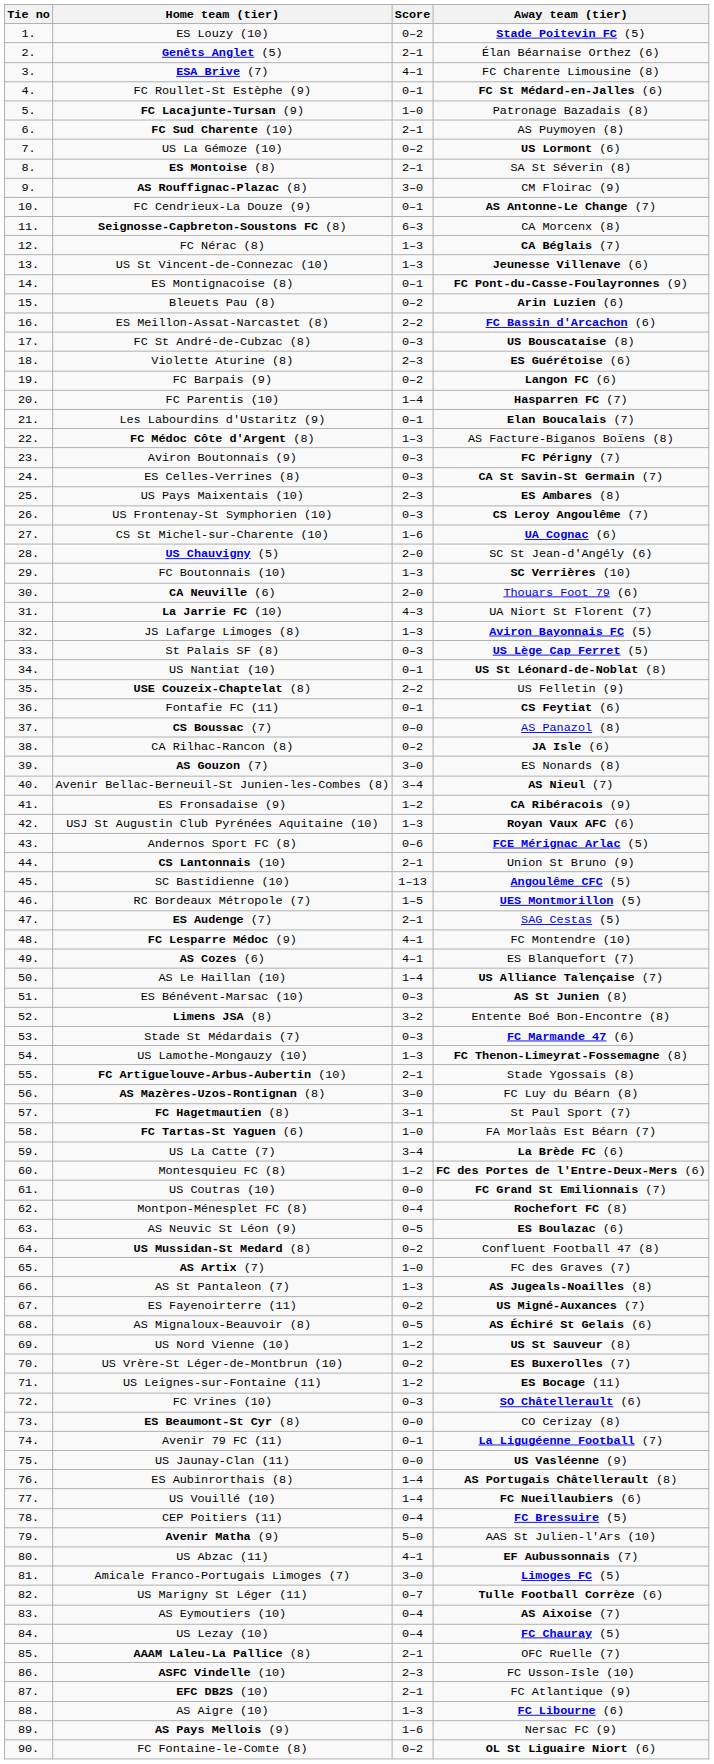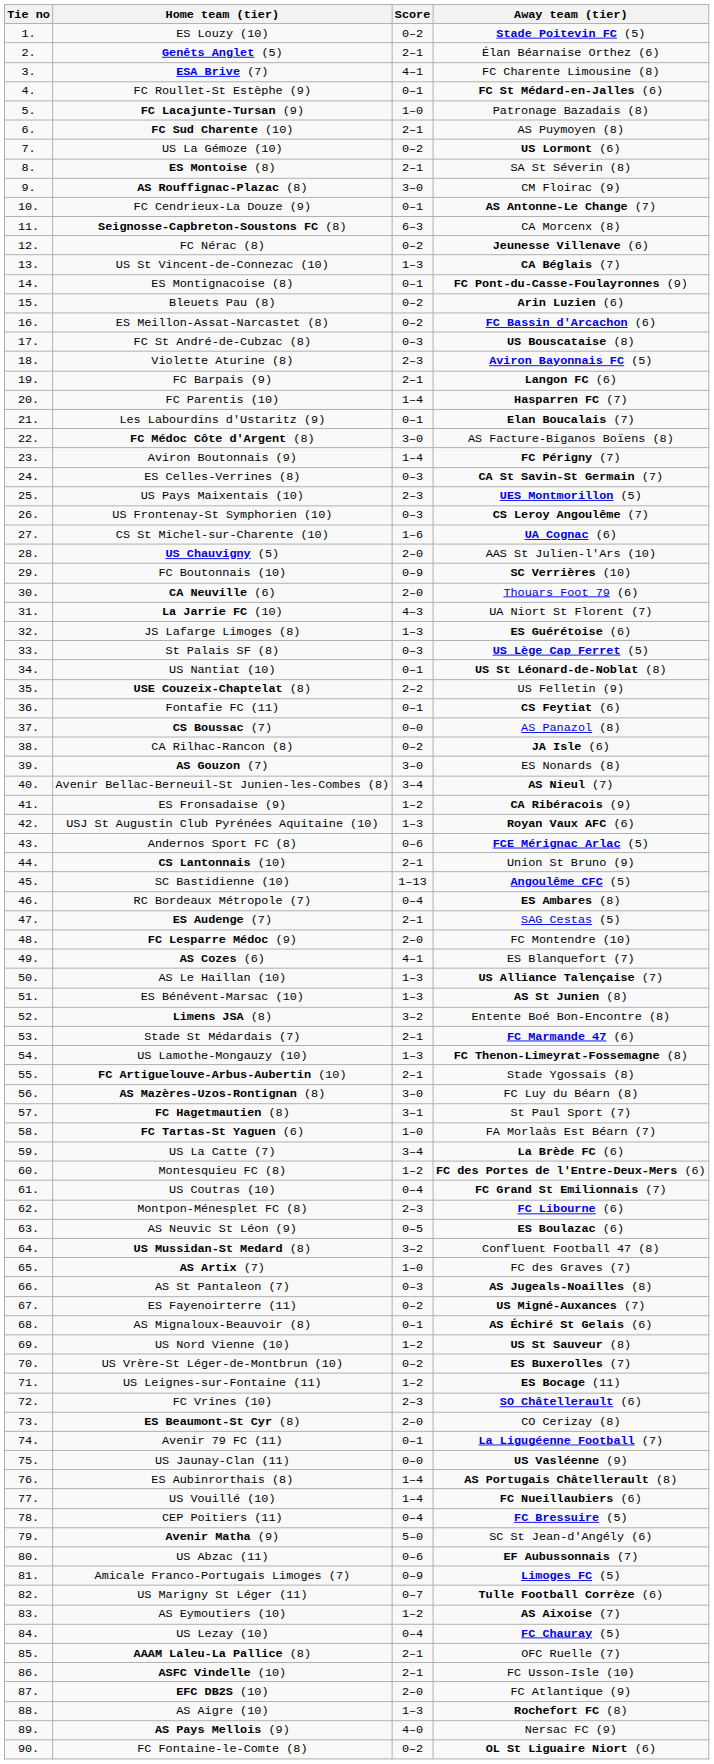(413, 245) 1–3 -> (413, 245) 0–2
(571, 245) CA Béglais (7) -> (571, 245) Jeunesse Villenave (6)
(571, 265) Jeunesse Villenave (6) -> (571, 265) CA Béglais (7)
(413, 323) 2–2 -> (413, 323) 0–2
(571, 361) ES Guérétoise (6) -> (571, 361) Aviron Bayonnais FC (5)
(413, 380) 0–2 -> (413, 380) 2–1
(413, 438) 1–3 -> (413, 438) 3–0
(413, 458) 0–3 -> (413, 458) 1–4
(571, 496) ES Ambares (8) -> (571, 496) UES Montmorillon (5)
(571, 554) SC St Jean-d'Angély (6) -> (571, 554) AAS St Julien-l'Ars (10)
(413, 573) 1–3 -> (413, 573) 0–9
(571, 631) Aviron Bayonnais FC (5) -> (571, 631) ES Guérétoise (6)
(413, 901) 1–5 -> (413, 901) 0–4
(571, 901) UES Montmorillon (5) -> (571, 901) ES Ambares (8)
(413, 940) 4–1 -> (413, 940) 2–0
(413, 978) 1–4 -> (413, 978) 1–3
(413, 997) 0–3 -> (413, 997) 1–3
(413, 1036) 0–3 -> (413, 1036) 2–1
(413, 1190) 0–0 -> (413, 1190) 0–4
(413, 1209) 0–4 -> (413, 1209) 2–3
(571, 1209) Rochefort FC (8) -> (571, 1209) FC Libourne (6)
(413, 1248) 0–2 -> (413, 1248) 3–2
(413, 1287) 1–3 -> (413, 1287) 0–3
(413, 1325) 0–5 -> (413, 1325) 0–1
(413, 1402) 0–3 -> (413, 1402) 2–3
(413, 1422) 0–0 -> (413, 1422) 2–0
(571, 1537) AAS St Julien-l'Ars (10) -> (571, 1537) SC St Jean-d'Angély (6)
(413, 1557) 4–1 -> (413, 1557) 0–6
(413, 1576) 3–0 -> (413, 1576) 0–9
(413, 1614) 0–4 -> (413, 1614) 1–2
(413, 1672) 2–3 -> (413, 1672) 2–1
(413, 1692) 2–1 -> (413, 1692) 2–0
(571, 1711) FC Libourne (6) -> (571, 1711) Rochefort FC (8)
(413, 1730) 1–6 -> (413, 1730) 4–0
